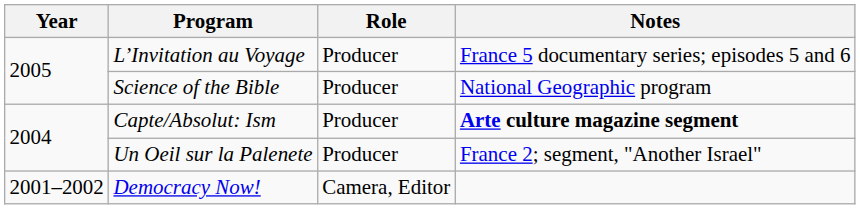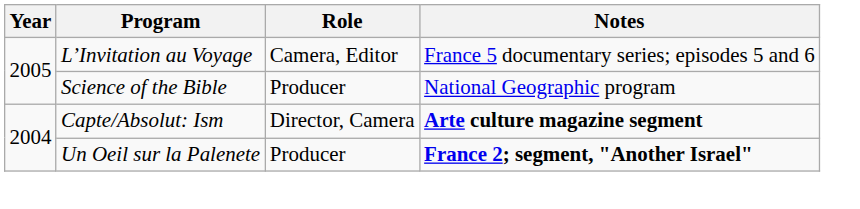(360, 54) Producer -> (334, 54) Camera, Editor
(360, 120) Producer -> (342, 120) Director, Camera
(611, 154) normal -> (588, 154) bold
- row: (187, 187)
